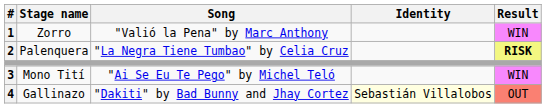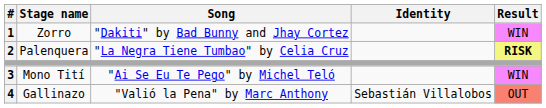(221, 32) "Valió la Pena" by Marc Anthony -> (221, 32) "Dakiti" by Bad Bunny and Jhay Cortez
(221, 94) "Dakiti" by Bad Bunny and Jhay Cortez -> (221, 94) "Valió la Pena" by Marc Anthony
(423, 94) lightyellow background -> (423, 94) no background
